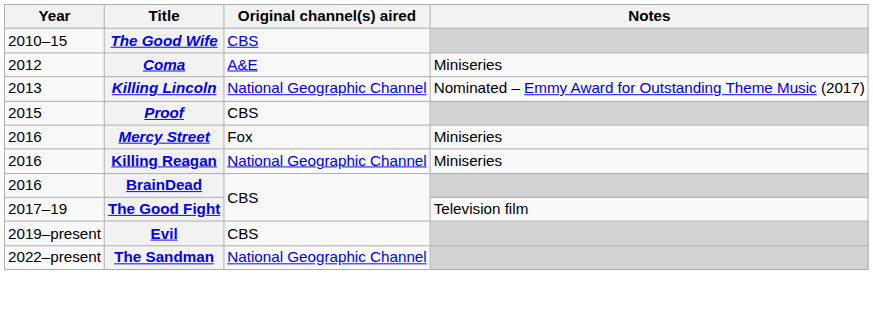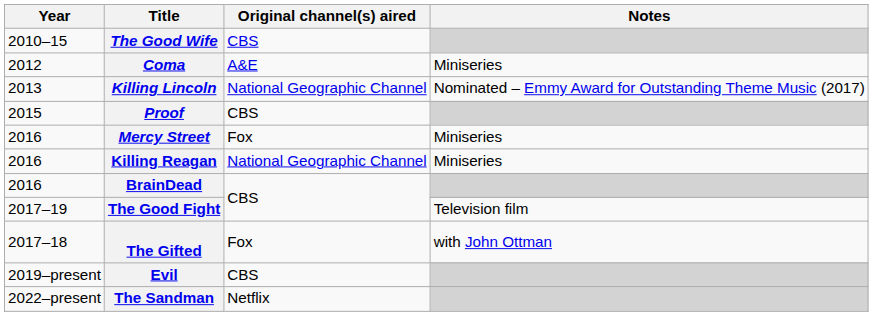+ row: (164, 250)
(327, 257) National Geographic Channel -> (248, 298) Netflix
